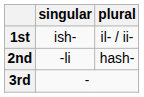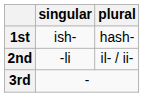(117, 37) il- / ii- -> (117, 37) hash-
(117, 59) hash- -> (117, 59) il- / ii-
